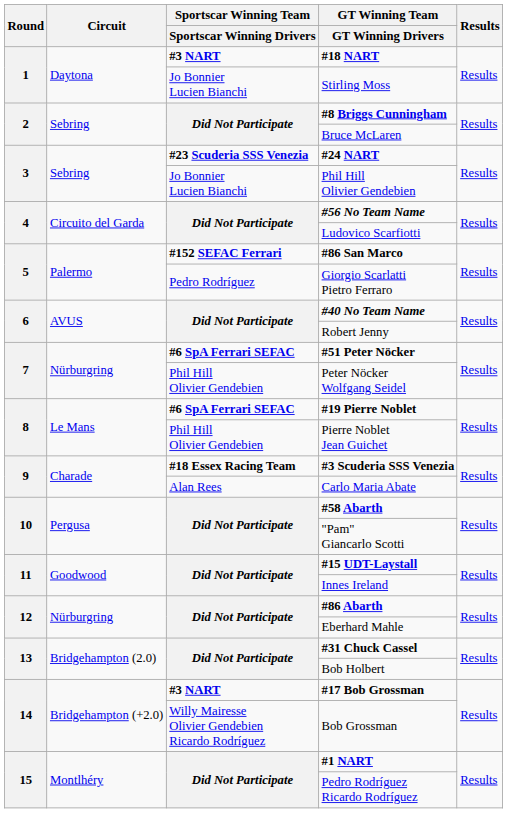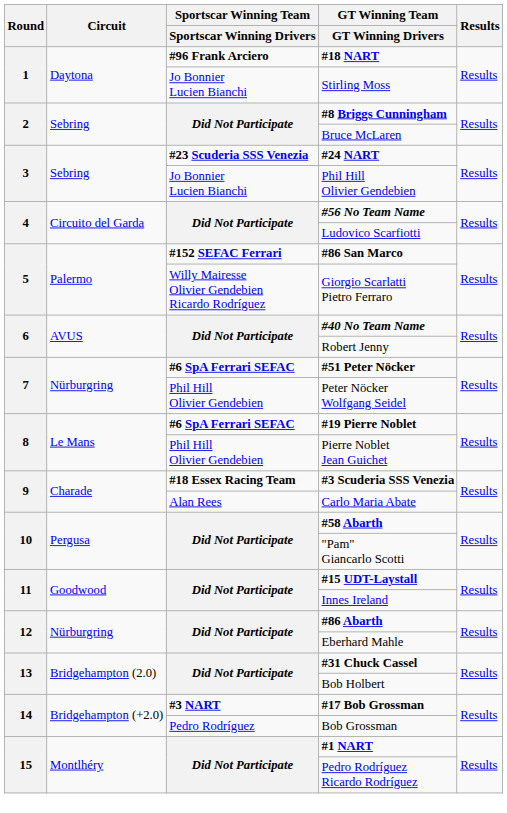(195, 57) #3 NART -> (219, 57) #96 Frank Arciero
(212, 282) Pedro Rodríguez -> (217, 290) Willy Mairesse Olivier Gendebien Ricardo Rodríguez
(217, 726) Willy Mairesse Olivier Gendebien Ricardo Rodríguez -> (212, 726) Pedro Rodríguez
